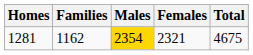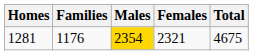(70, 38) 1162 -> (70, 38) 1176
